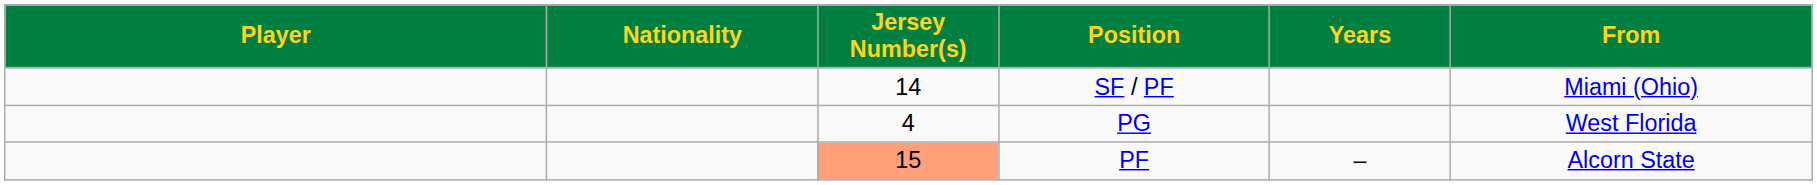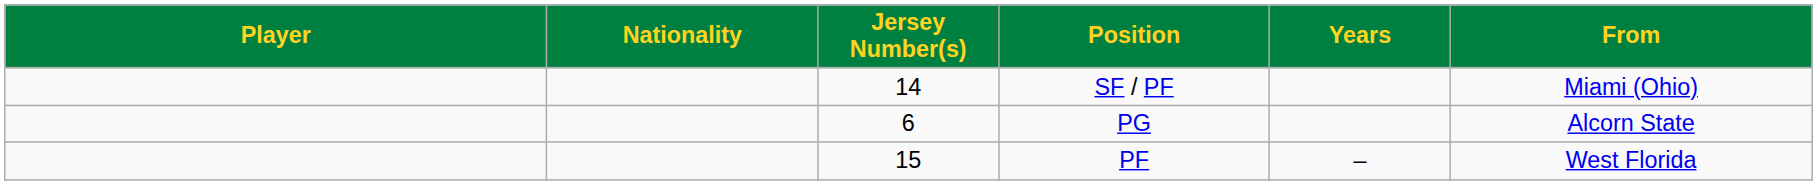(908, 123) 4 -> (908, 123) 6
(1631, 123) West Florida -> (1631, 123) Alcorn State
(908, 160) lightsalmon background -> (908, 160) no background
(1631, 160) Alcorn State -> (1631, 160) West Florida
